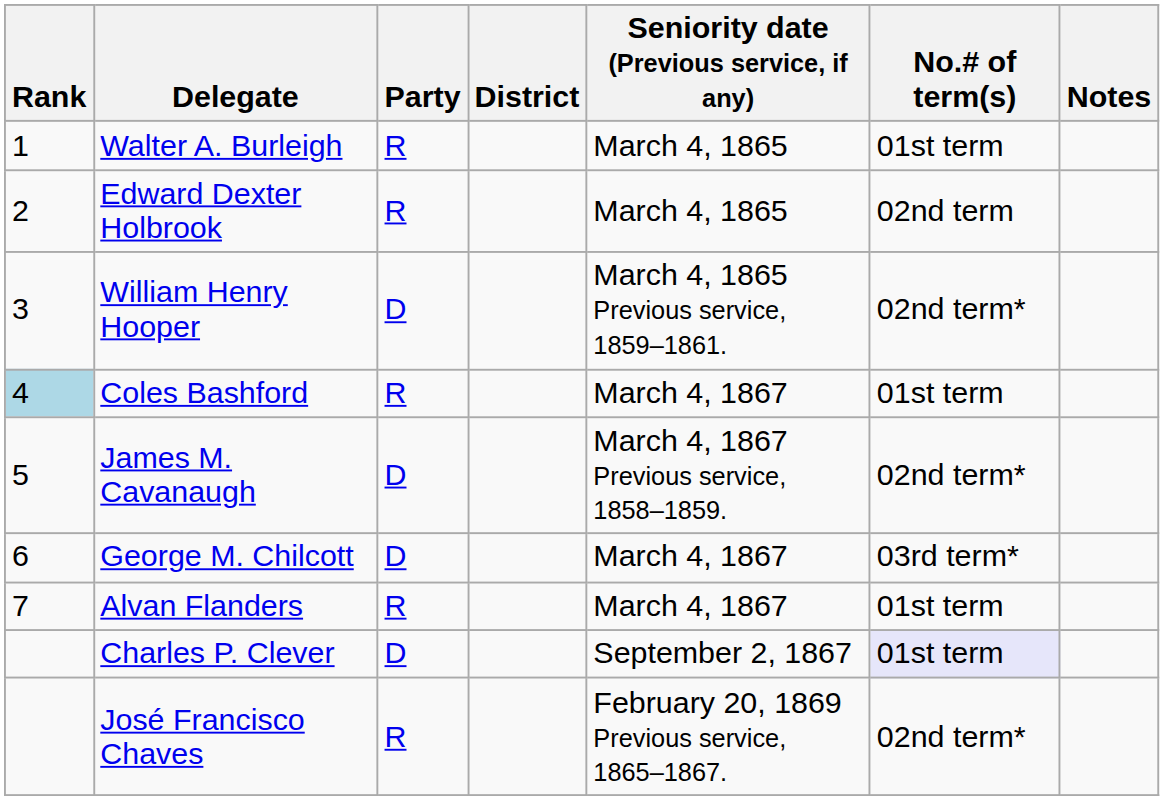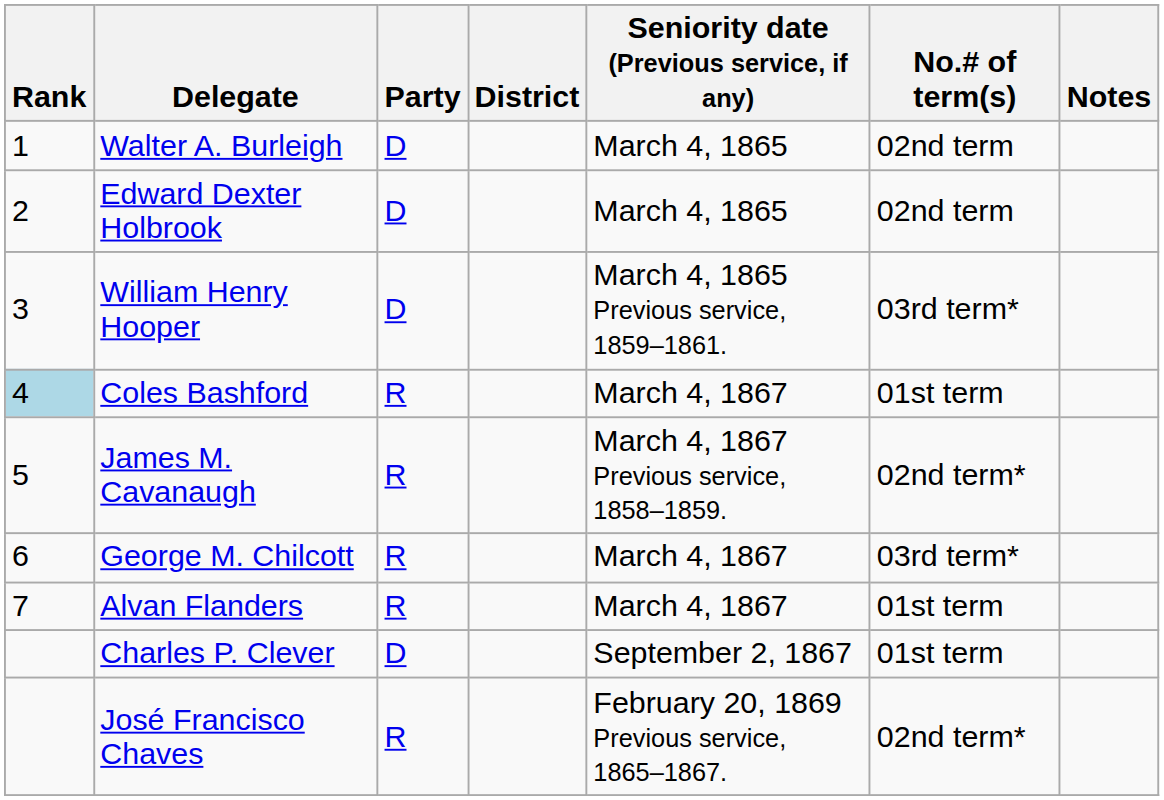(396, 145) R -> (396, 145) D
(940, 145) 01st term -> (945, 145) 02nd term
(396, 210) R -> (396, 210) D
(951, 310) 02nd term* -> (948, 310) 03rd term*
(396, 474) D -> (396, 474) R
(396, 557) D -> (396, 557) R
(940, 653) lavender background -> (940, 653) no background
